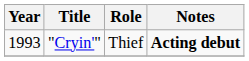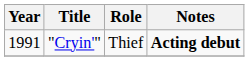(24, 42) 1993 -> (24, 42) 1991
